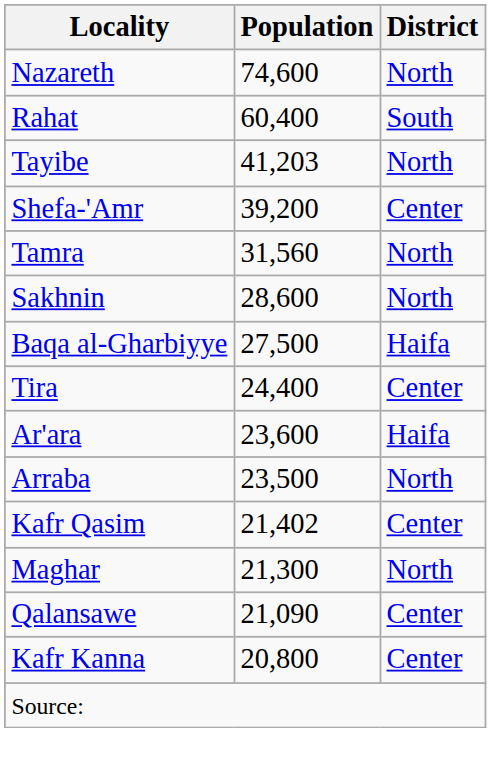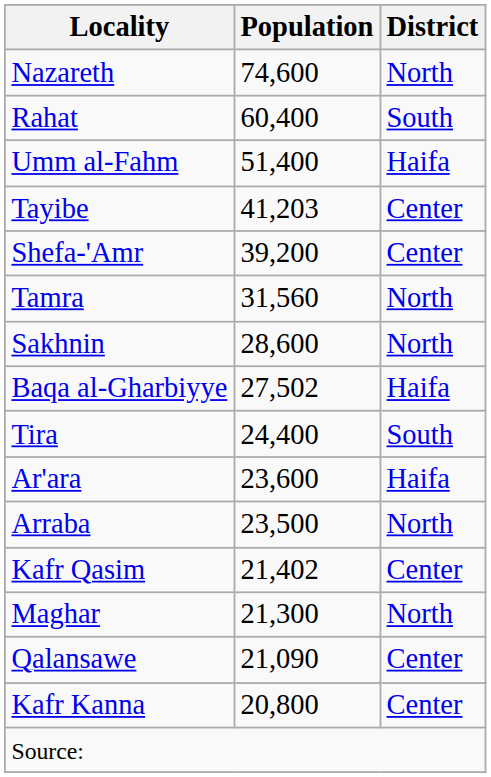+ row: (95, 162)
(420, 162) North -> (424, 207) Center
(280, 343) 27,500 -> (280, 388) 27,502
(424, 388) Center -> (420, 433) South
